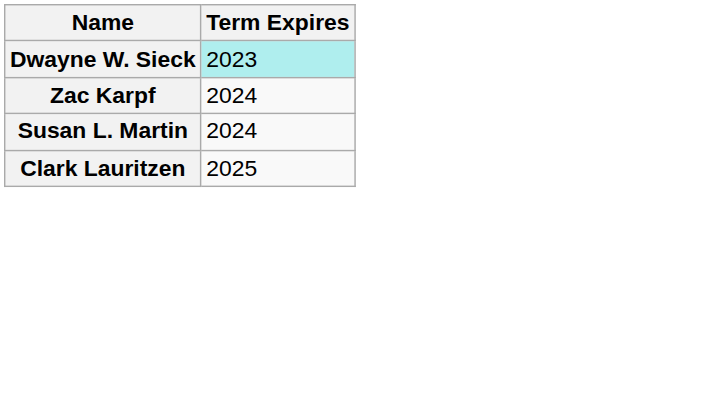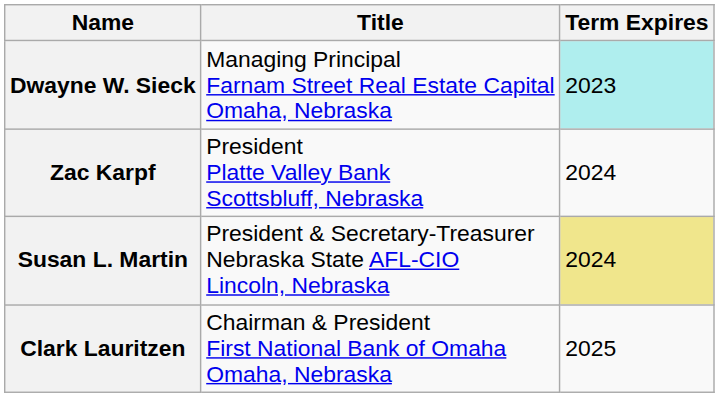+ column: (380, 22)
(232, 131) no background -> (591, 260) khaki background
